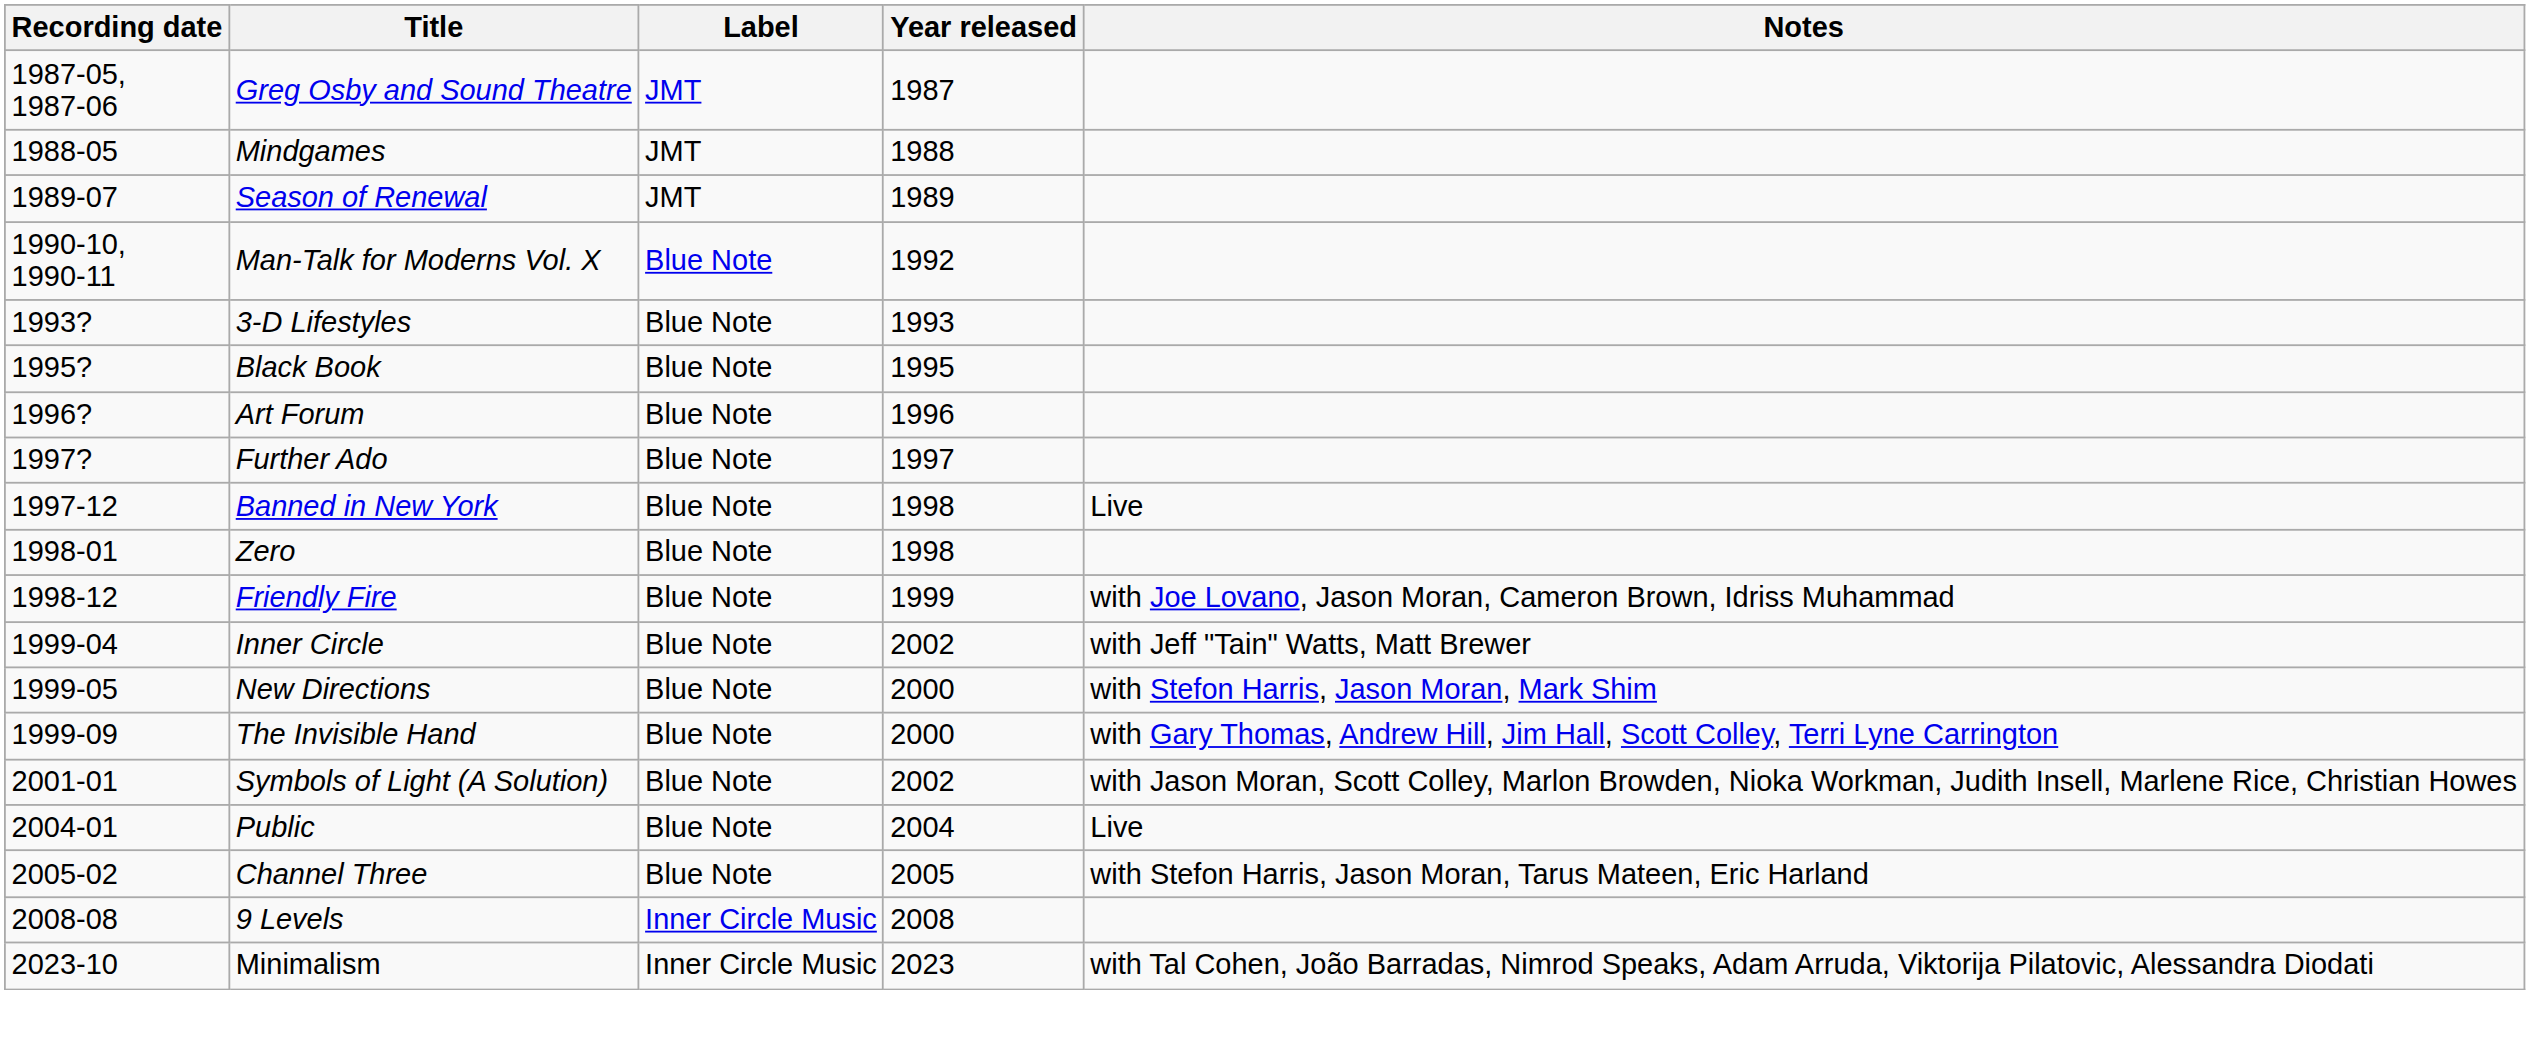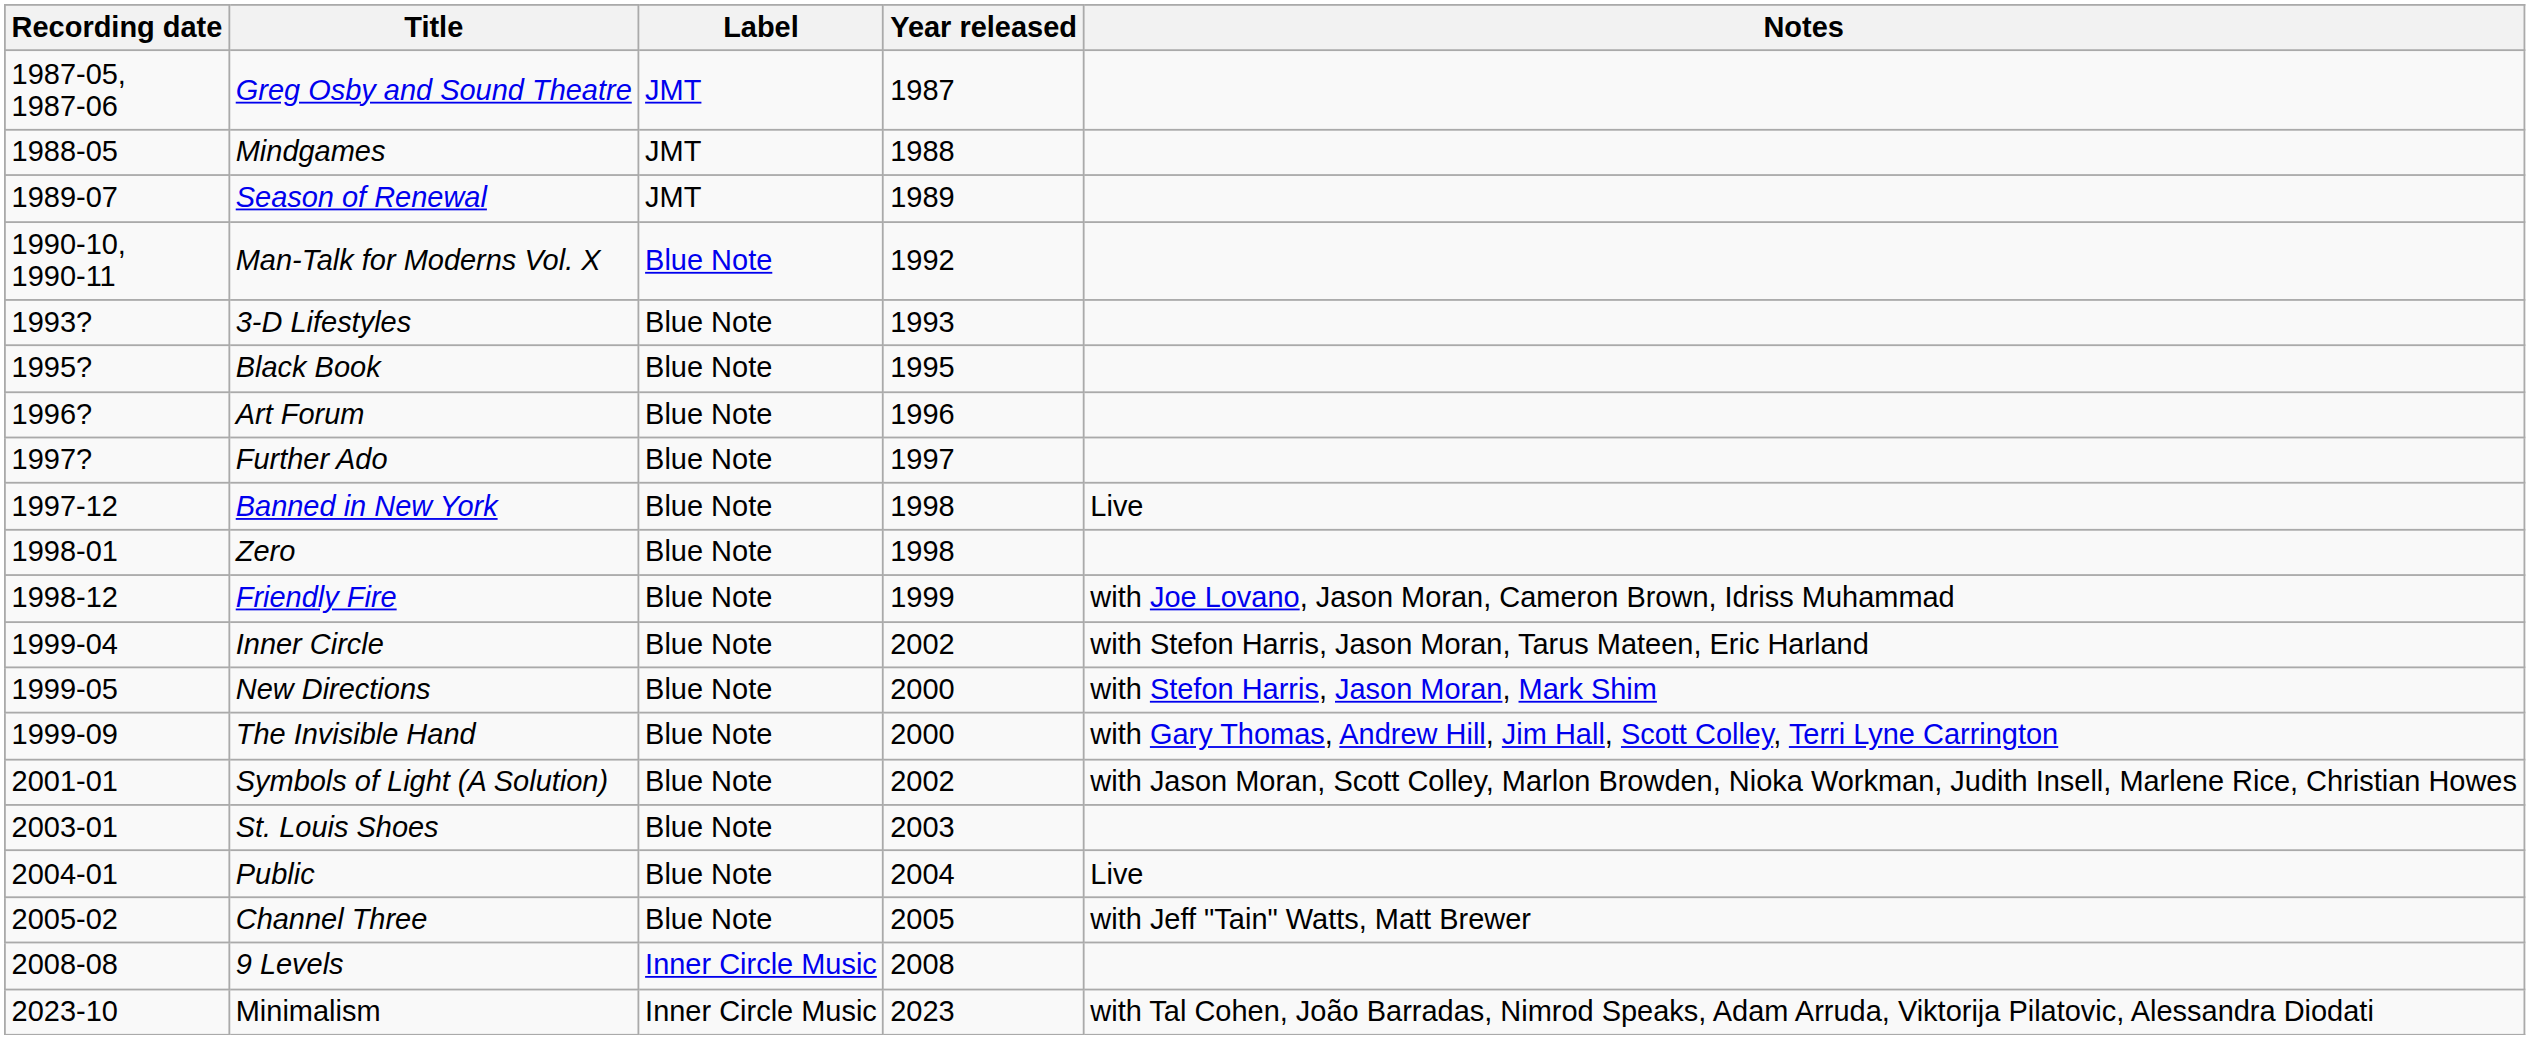(1311, 643) with Jeff "Tain" Watts, Matt Brewer -> (1480, 643) with Stefon Harris, Jason Moran, Tarus Mateen, Eric Harland
+ row: (337, 827)
(1480, 873) with Stefon Harris, Jason Moran, Tarus Mateen, Eric Harland -> (1311, 919) with Jeff "Tain" Watts, Matt Brewer
